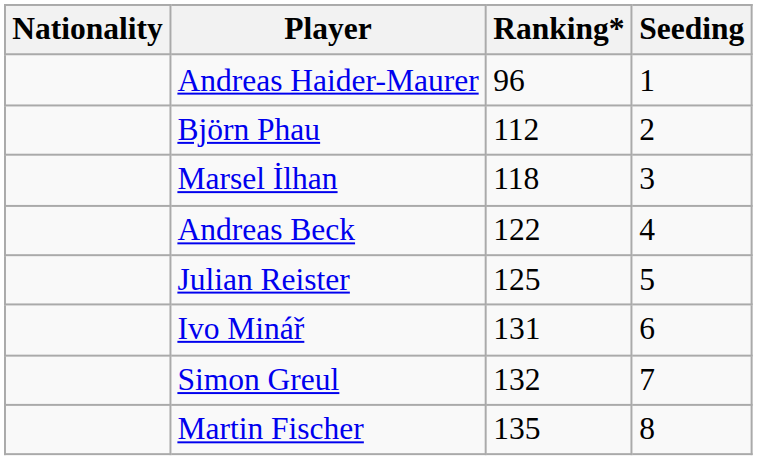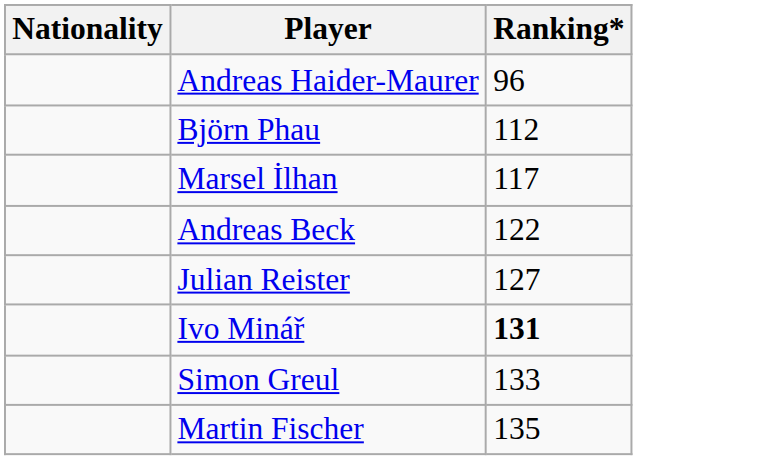- column: (692, 29)
(516, 179) 118 -> (516, 179) 117
(517, 279) 125 -> (517, 279) 127
(517, 329) normal -> (517, 329) bold
(517, 379) 132 -> (517, 379) 133
